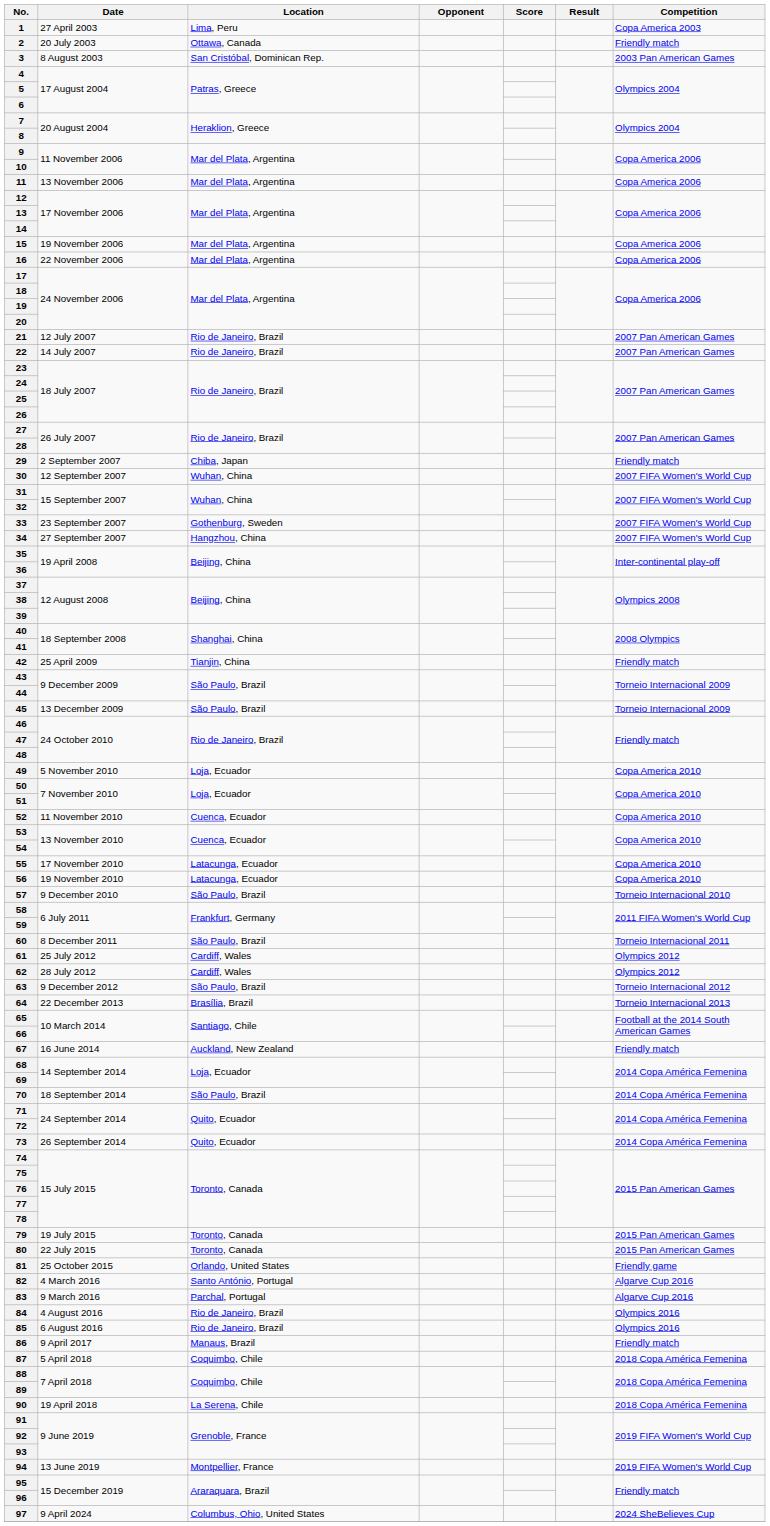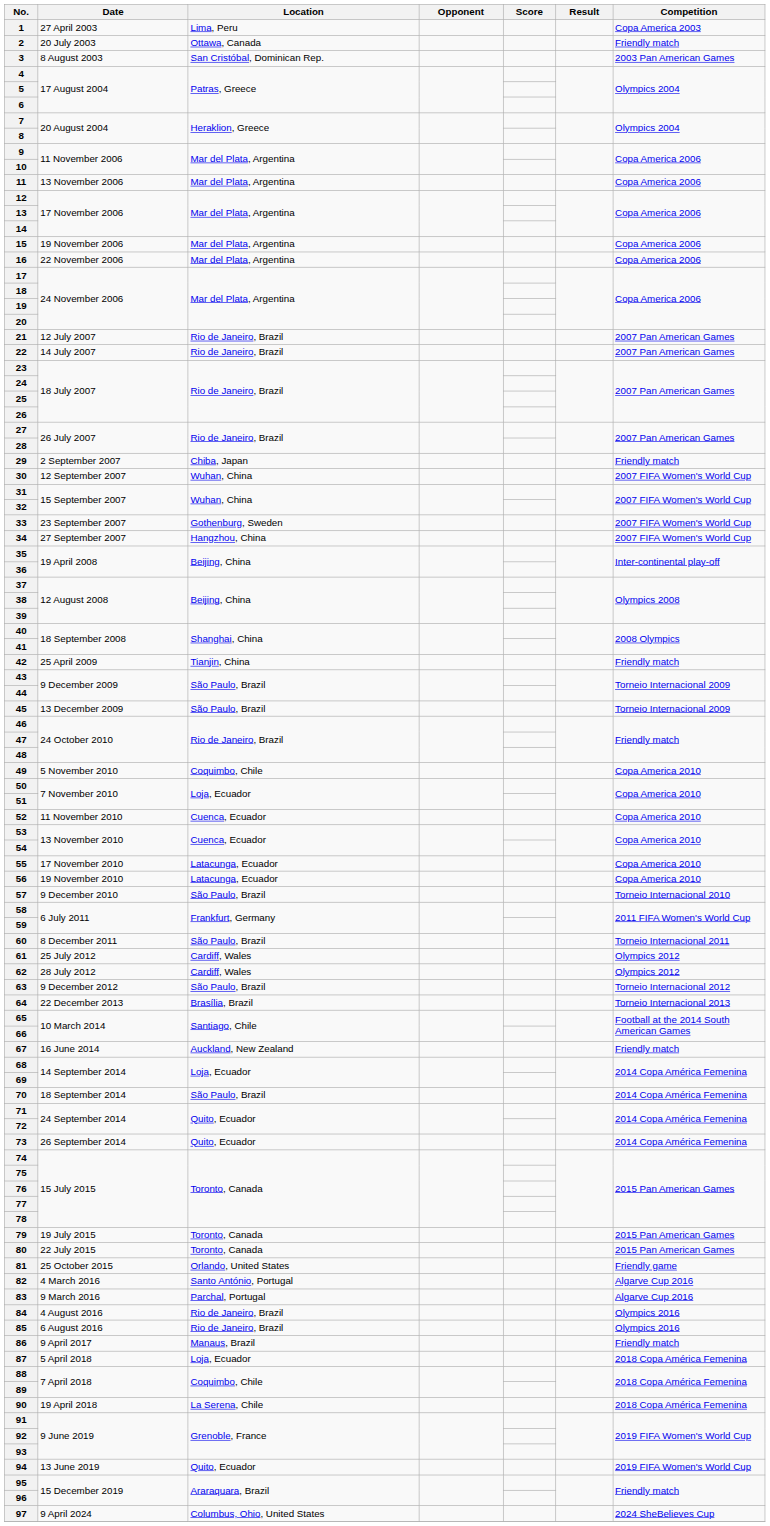(221, 770) Loja, Ecuador -> (227, 770) Coquimbo, Chile
(227, 1358) Coquimbo, Chile -> (221, 1358) Loja, Ecuador
(232, 1467) Montpellier, France -> (223, 1467) Quito, Ecuador
